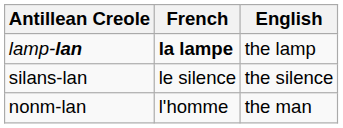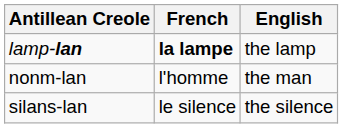rows swapped: (48, 107) <-> (48, 78)
